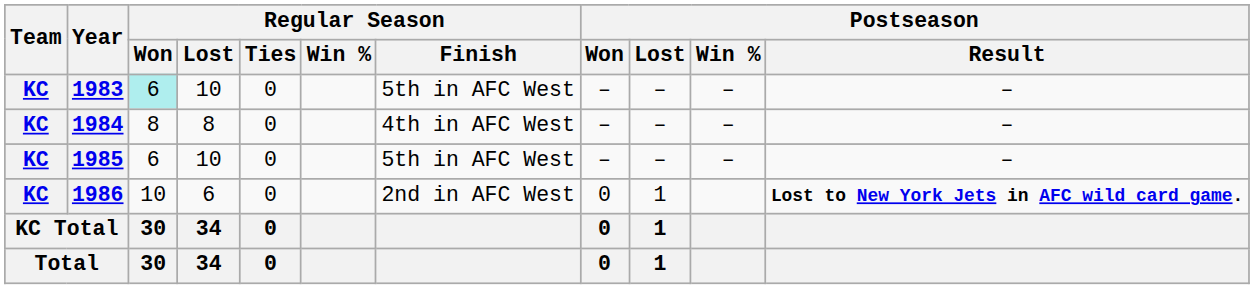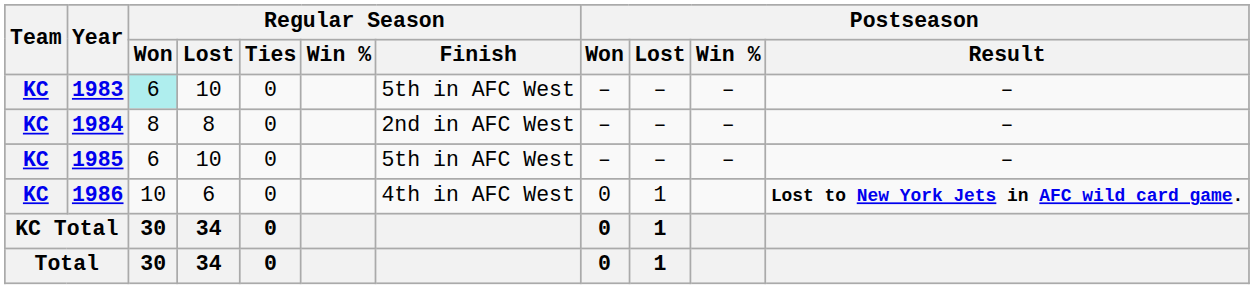(478, 127) 4th in AFC West -> (478, 127) 2nd in AFC West
(478, 196) 2nd in AFC West -> (478, 196) 4th in AFC West
